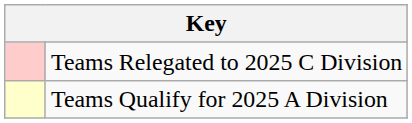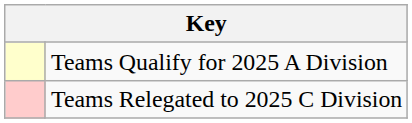rows swapped: (219, 99) <-> (227, 61)
